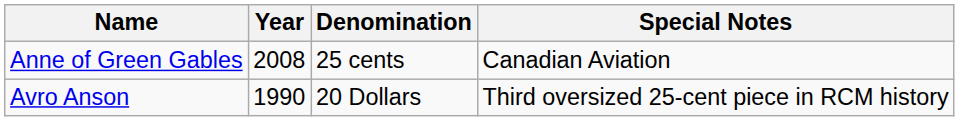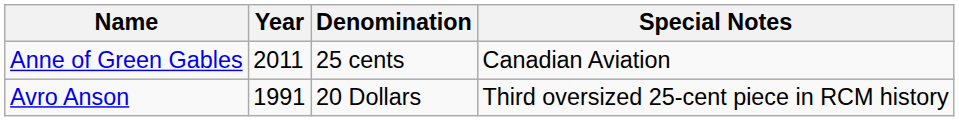(279, 60) 2008 -> (278, 60) 2011
(279, 97) 1990 -> (279, 97) 1991
